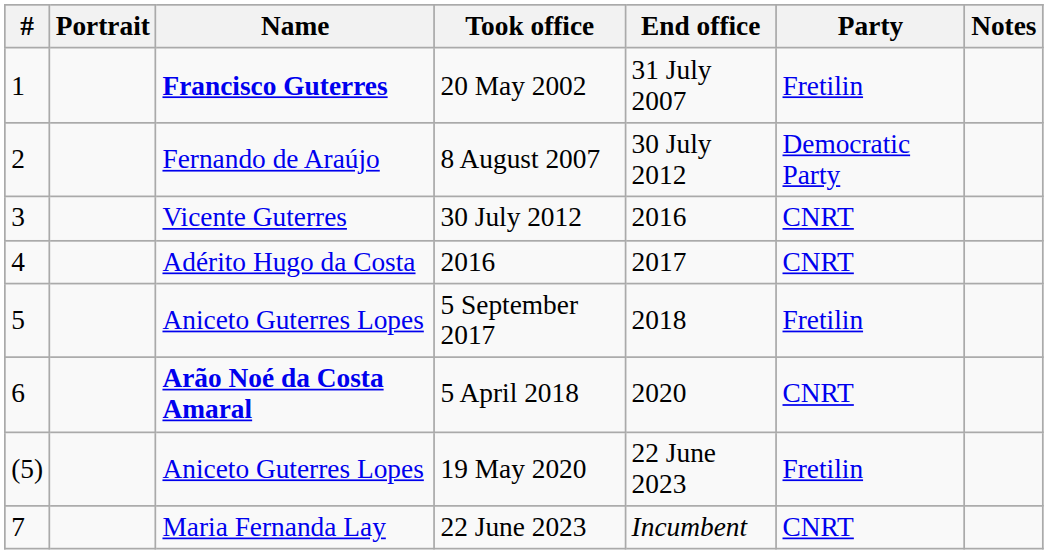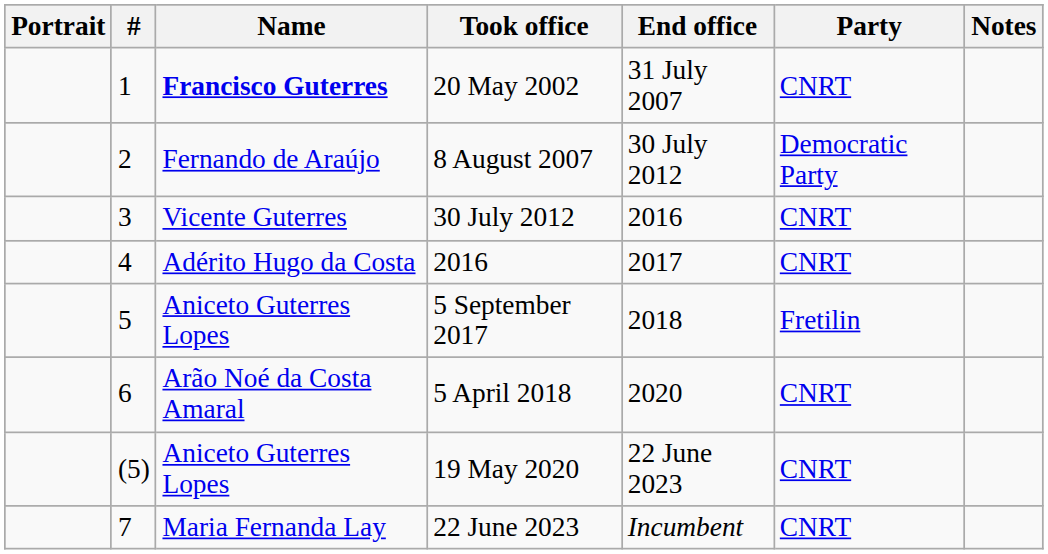columns swapped: (27, 26) <-> (103, 26)
(823, 84) Fretilin -> (816, 84) CNRT
(273, 394) bold -> (267, 394) normal
(823, 468) Fretilin -> (816, 468) CNRT
